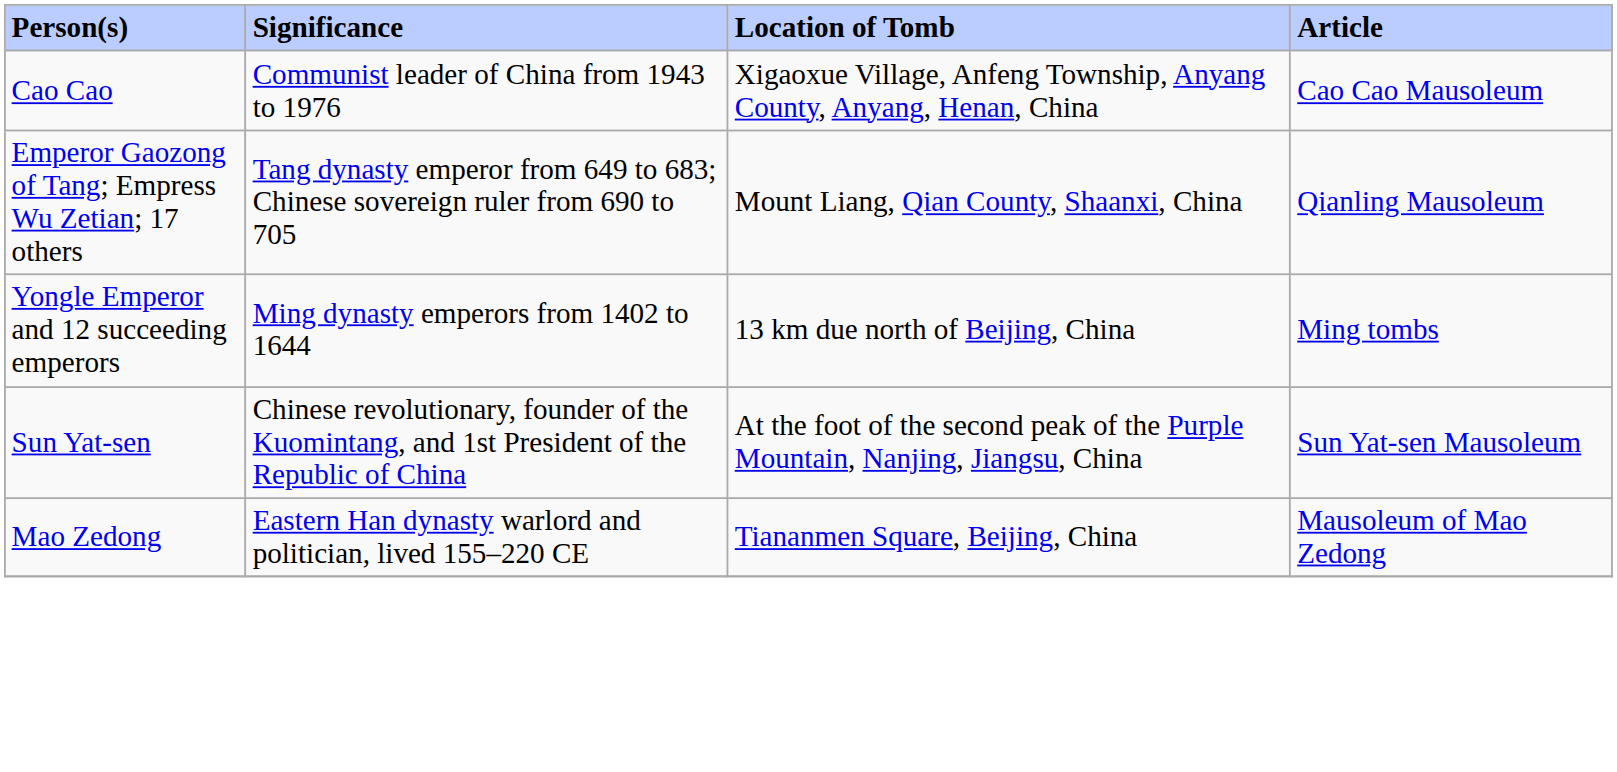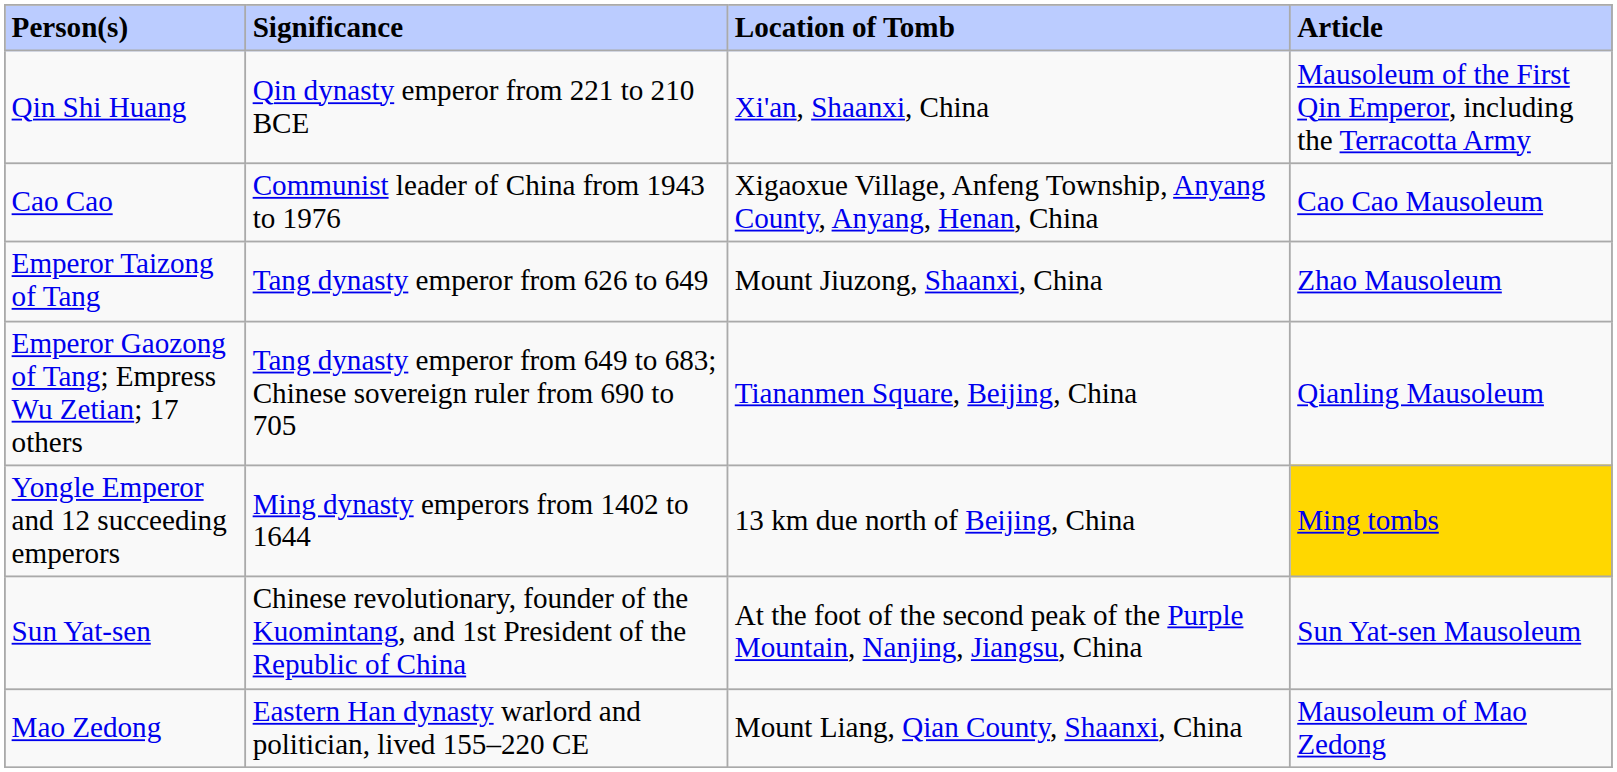+ row: (99, 106)
+ row: (113, 280)
(989, 201) Mount Liang, Qian County, Shaanxi, China -> (936, 392) Tiananmen Square, Beijing, China
(1368, 329) no background -> (1368, 520) gold background
(936, 536) Tiananmen Square, Beijing, China -> (989, 727) Mount Liang, Qian County, Shaanxi, China
